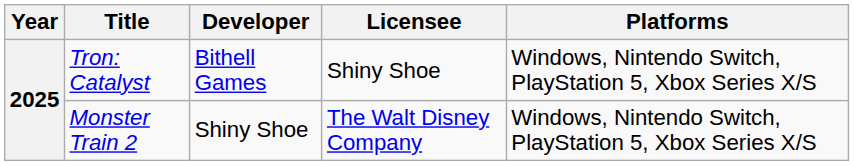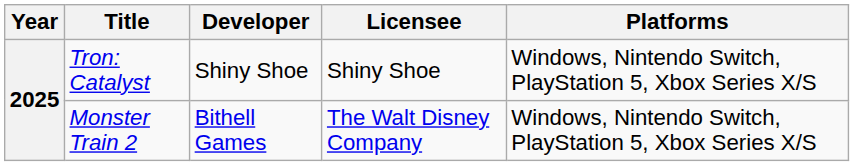(231, 69) Bithell Games -> (252, 69) Shiny Shoe
(252, 130) Shiny Shoe -> (231, 130) Bithell Games
